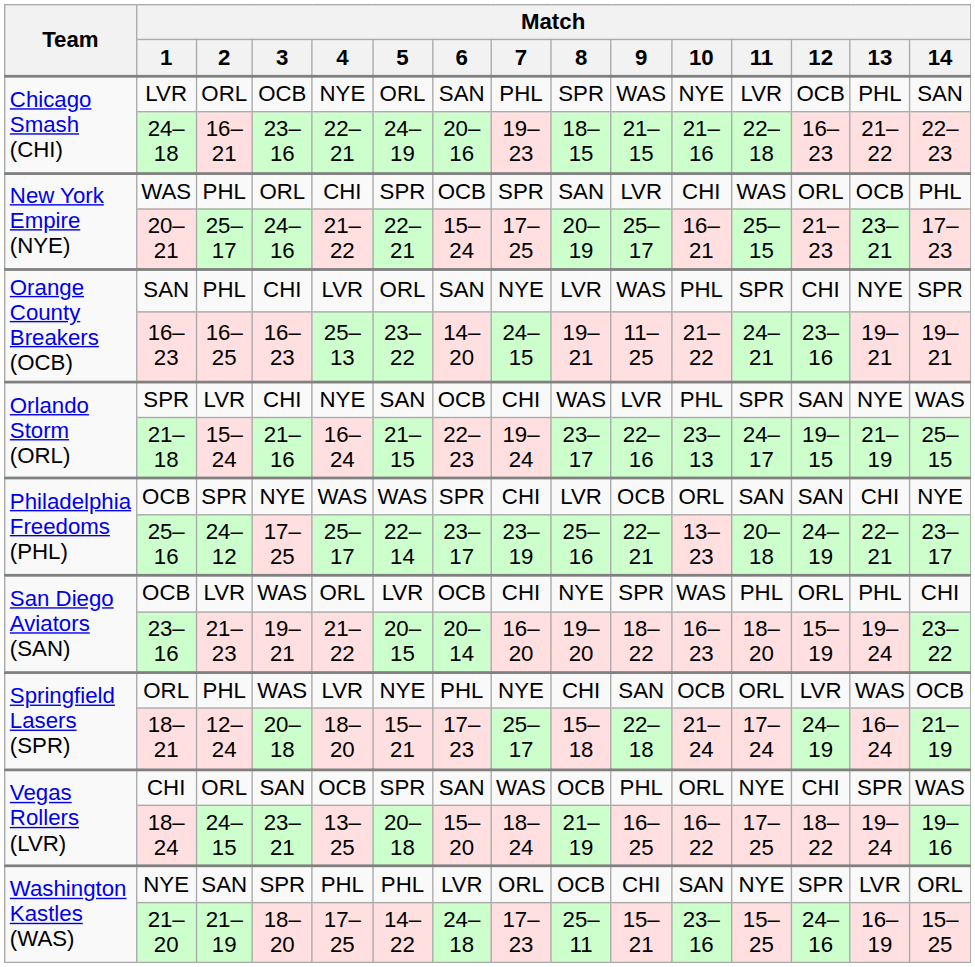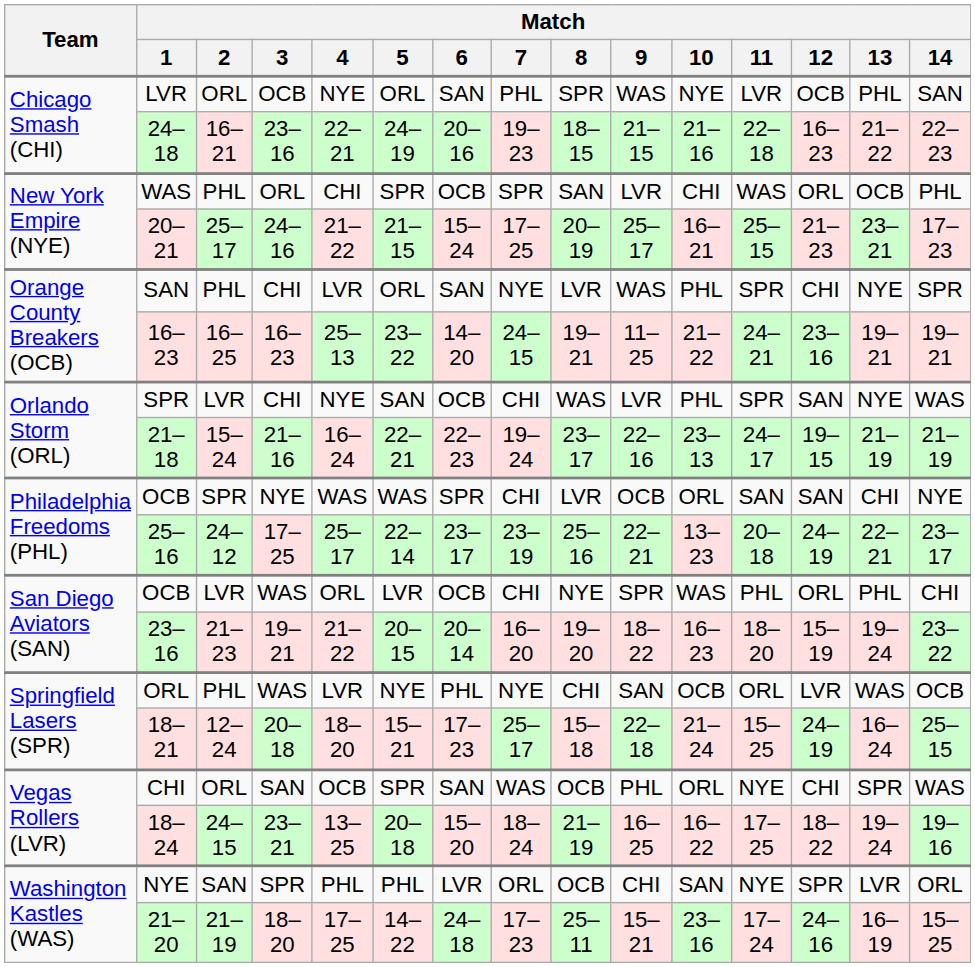(402, 238) 22–21 -> (402, 238) 21–15
(402, 447) 21–15 -> (402, 447) 22–21
(940, 447) 25–15 -> (940, 447) 21–19
(761, 738) 17–24 -> (761, 738) 15–25
(940, 738) 21–19 -> (940, 738) 25–15
(761, 932) 15–25 -> (761, 932) 17–24
